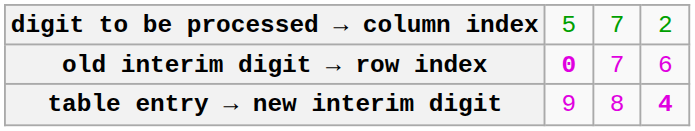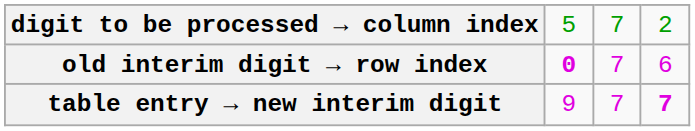(617, 105) 8 -> (617, 105) 7
(665, 105) 4 -> (665, 105) 7
